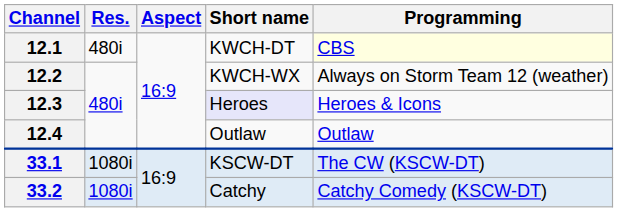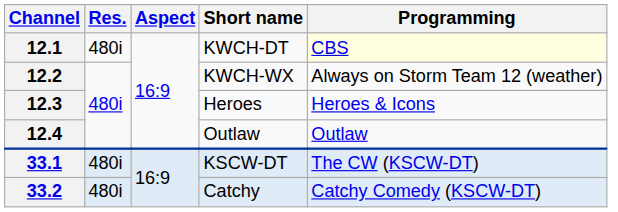(239, 104) lavender background -> (233, 104) no background
(111, 163) 1080i -> (105, 163) 480i
(111, 192) 1080i -> (105, 192) 480i
